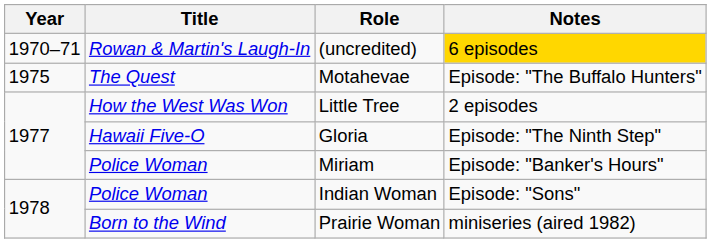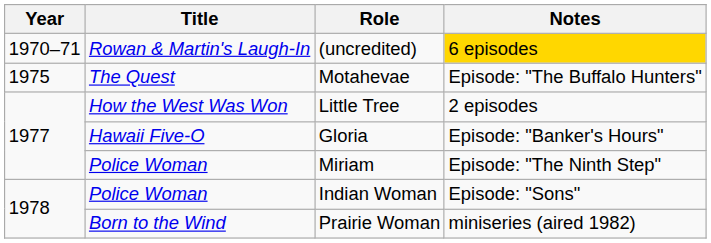(555, 135) Episode: "The Ninth Step" -> (556, 135) Episode: "Banker's Hours"
(556, 164) Episode: "Banker's Hours" -> (555, 164) Episode: "The Ninth Step"
